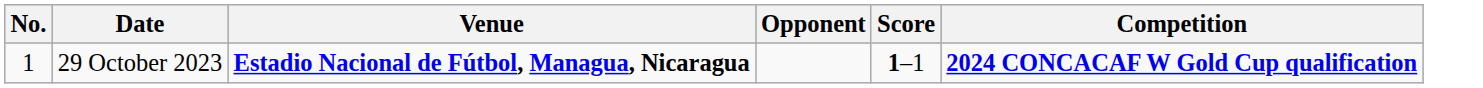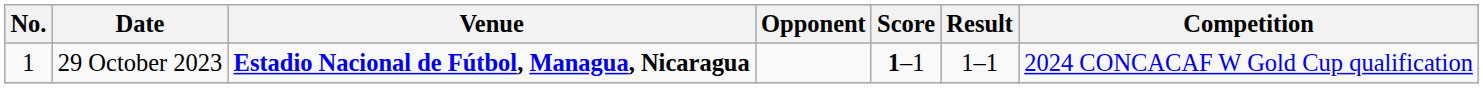+ column: (980, 23)
(1182, 62) bold -> (1249, 62) normal
